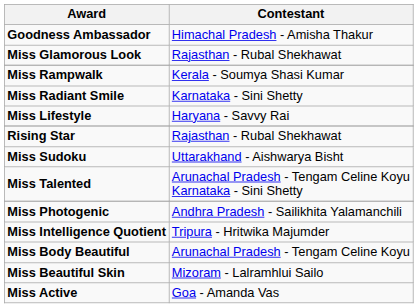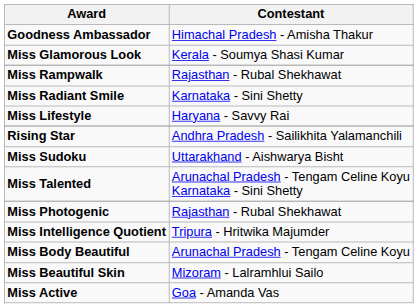(257, 55) Rajasthan - Rubal Shekhawat -> (258, 55) Kerala - Soumya Shasi Kumar
(258, 75) Kerala - Soumya Shasi Kumar -> (257, 75) Rajasthan - Rubal Shekhawat
(257, 136) Rajasthan - Rubal Shekhawat -> (287, 136) Andhra Pradesh - Sailikhita Yalamanchili
(287, 211) Andhra Pradesh - Sailikhita Yalamanchili -> (257, 211) Rajasthan - Rubal Shekhawat
